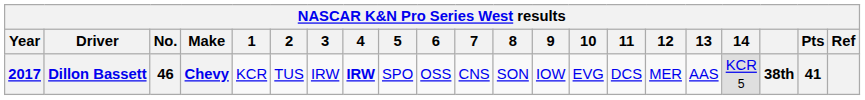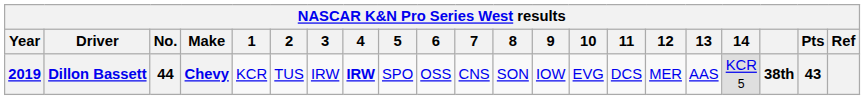(25, 74) 2017 -> (25, 74) 2019
(166, 74) 46 -> (166, 74) 44
(813, 74) 41 -> (813, 74) 43
